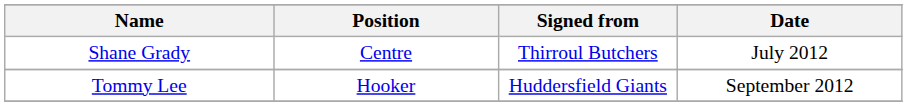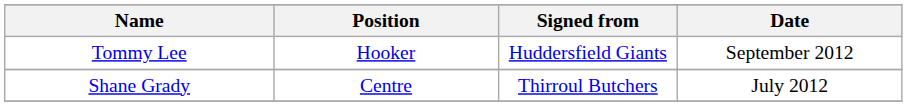rows swapped: (139, 52) <-> (139, 84)
